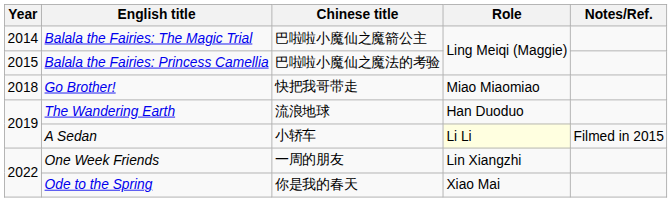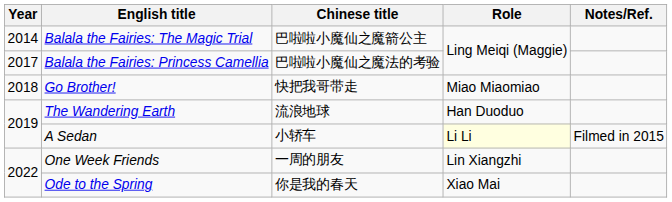(23, 62) 2015 -> (23, 62) 2017
